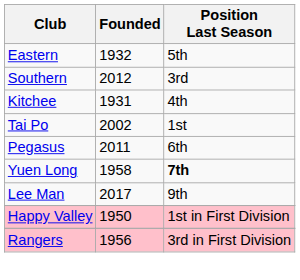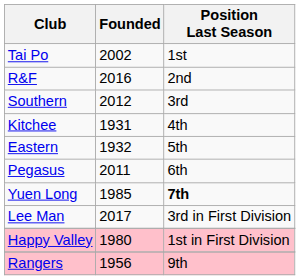rows swapped: (28, 124) <-> (33, 55)
+ row: (22, 78)
(115, 170) 1958 -> (115, 194) 1985
(178, 194) 9th -> (229, 217) 3rd in First Division
(115, 217) 1950 -> (115, 240) 1980
(229, 240) 3rd in First Division -> (178, 263) 9th
